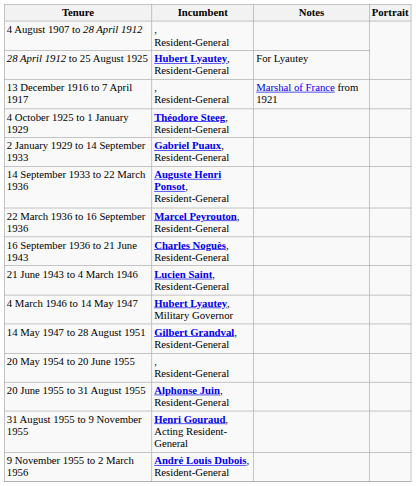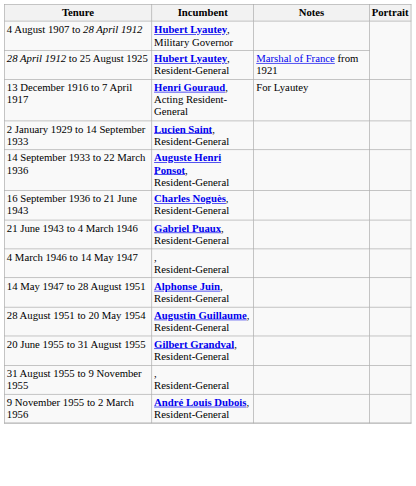(192, 36) , Resident-General -> (194, 36) Hubert Lyautey, Military Governor
(282, 59) For Lyautey -> (307, 65) Marshal of France from 1921
(192, 94) , Resident-General -> (191, 100) Henri Gouraud, Acting Resident-General
(307, 94) Marshal of France from 1921 -> (282, 88) For Lyautey
- row: (68, 123)
(192, 152) Gabriel Puaux, Resident-General -> (192, 135) Lucien Saint, Resident-General
- row: (76, 222)
(192, 280) Lucien Saint, Resident-General -> (192, 234) Gabriel Puaux, Resident-General
(194, 309) Hubert Lyautey, Military Governor -> (192, 263) , Resident-General
(196, 338) Gilbert Grandval, Resident-General -> (192, 292) Alphonse Juin, Resident-General
+ row: (76, 315)
- row: (71, 361)
(192, 396) Alphonse Juin, Resident-General -> (196, 350) Gilbert Grandval, Resident-General
(191, 431) Henri Gouraud, Acting Resident-General -> (192, 379) , Resident-General
